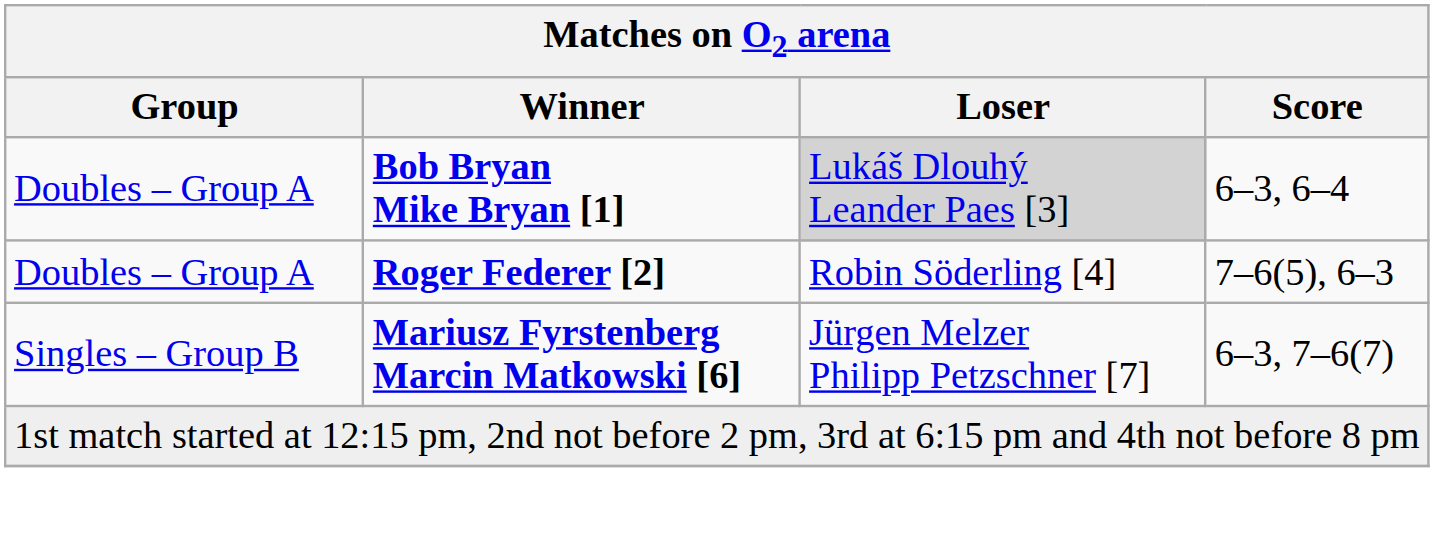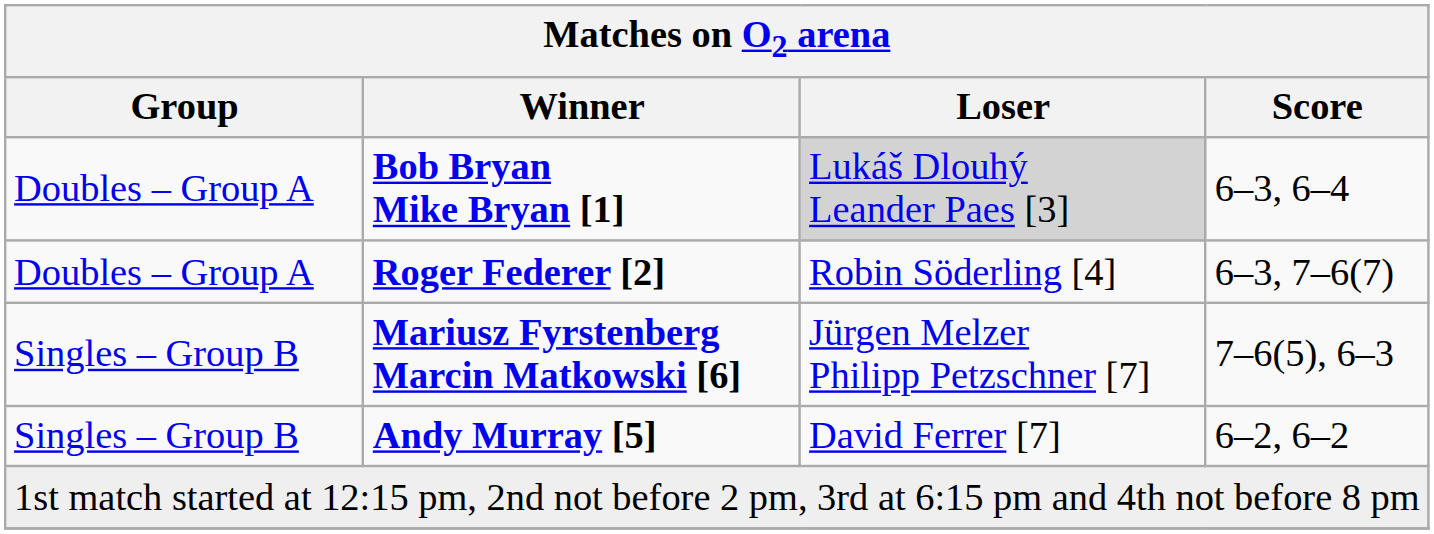(1304, 270) 7–6(5), 6–3 -> (1304, 270) 6–3, 7–6(7)
(1304, 353) 6–3, 7–6(7) -> (1304, 353) 7–6(5), 6–3
+ row: (515, 435)
